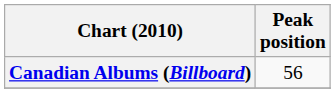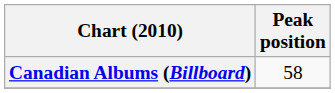(293, 72) 56 -> (293, 72) 58
